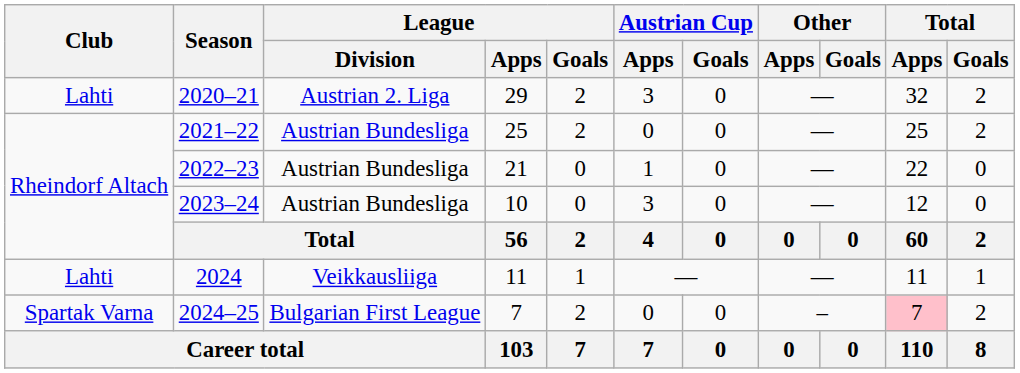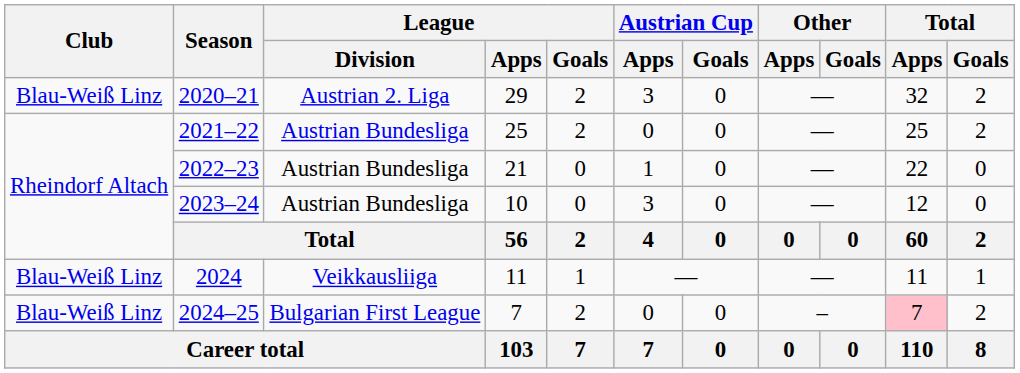(89, 95) Lahti -> (89, 95) Blau-Weiß Linz
(89, 276) Lahti -> (89, 276) Blau-Weiß Linz
(89, 312) Spartak Varna -> (89, 312) Blau-Weiß Linz
